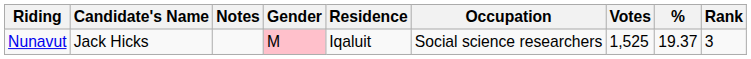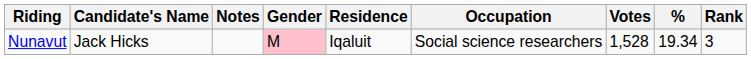(629, 41) 1,525 -> (629, 41) 1,528
(678, 41) 19.37 -> (678, 41) 19.34
